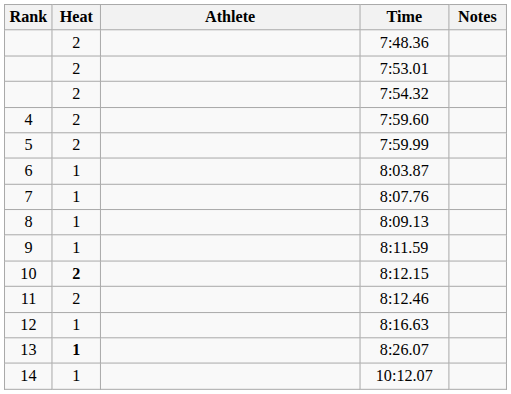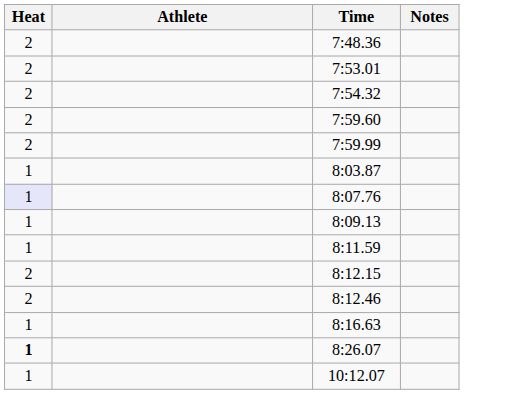- column: (28, 17)
(76, 196) no background -> (28, 196) lavender background
(76, 273) bold -> (28, 273) normal
